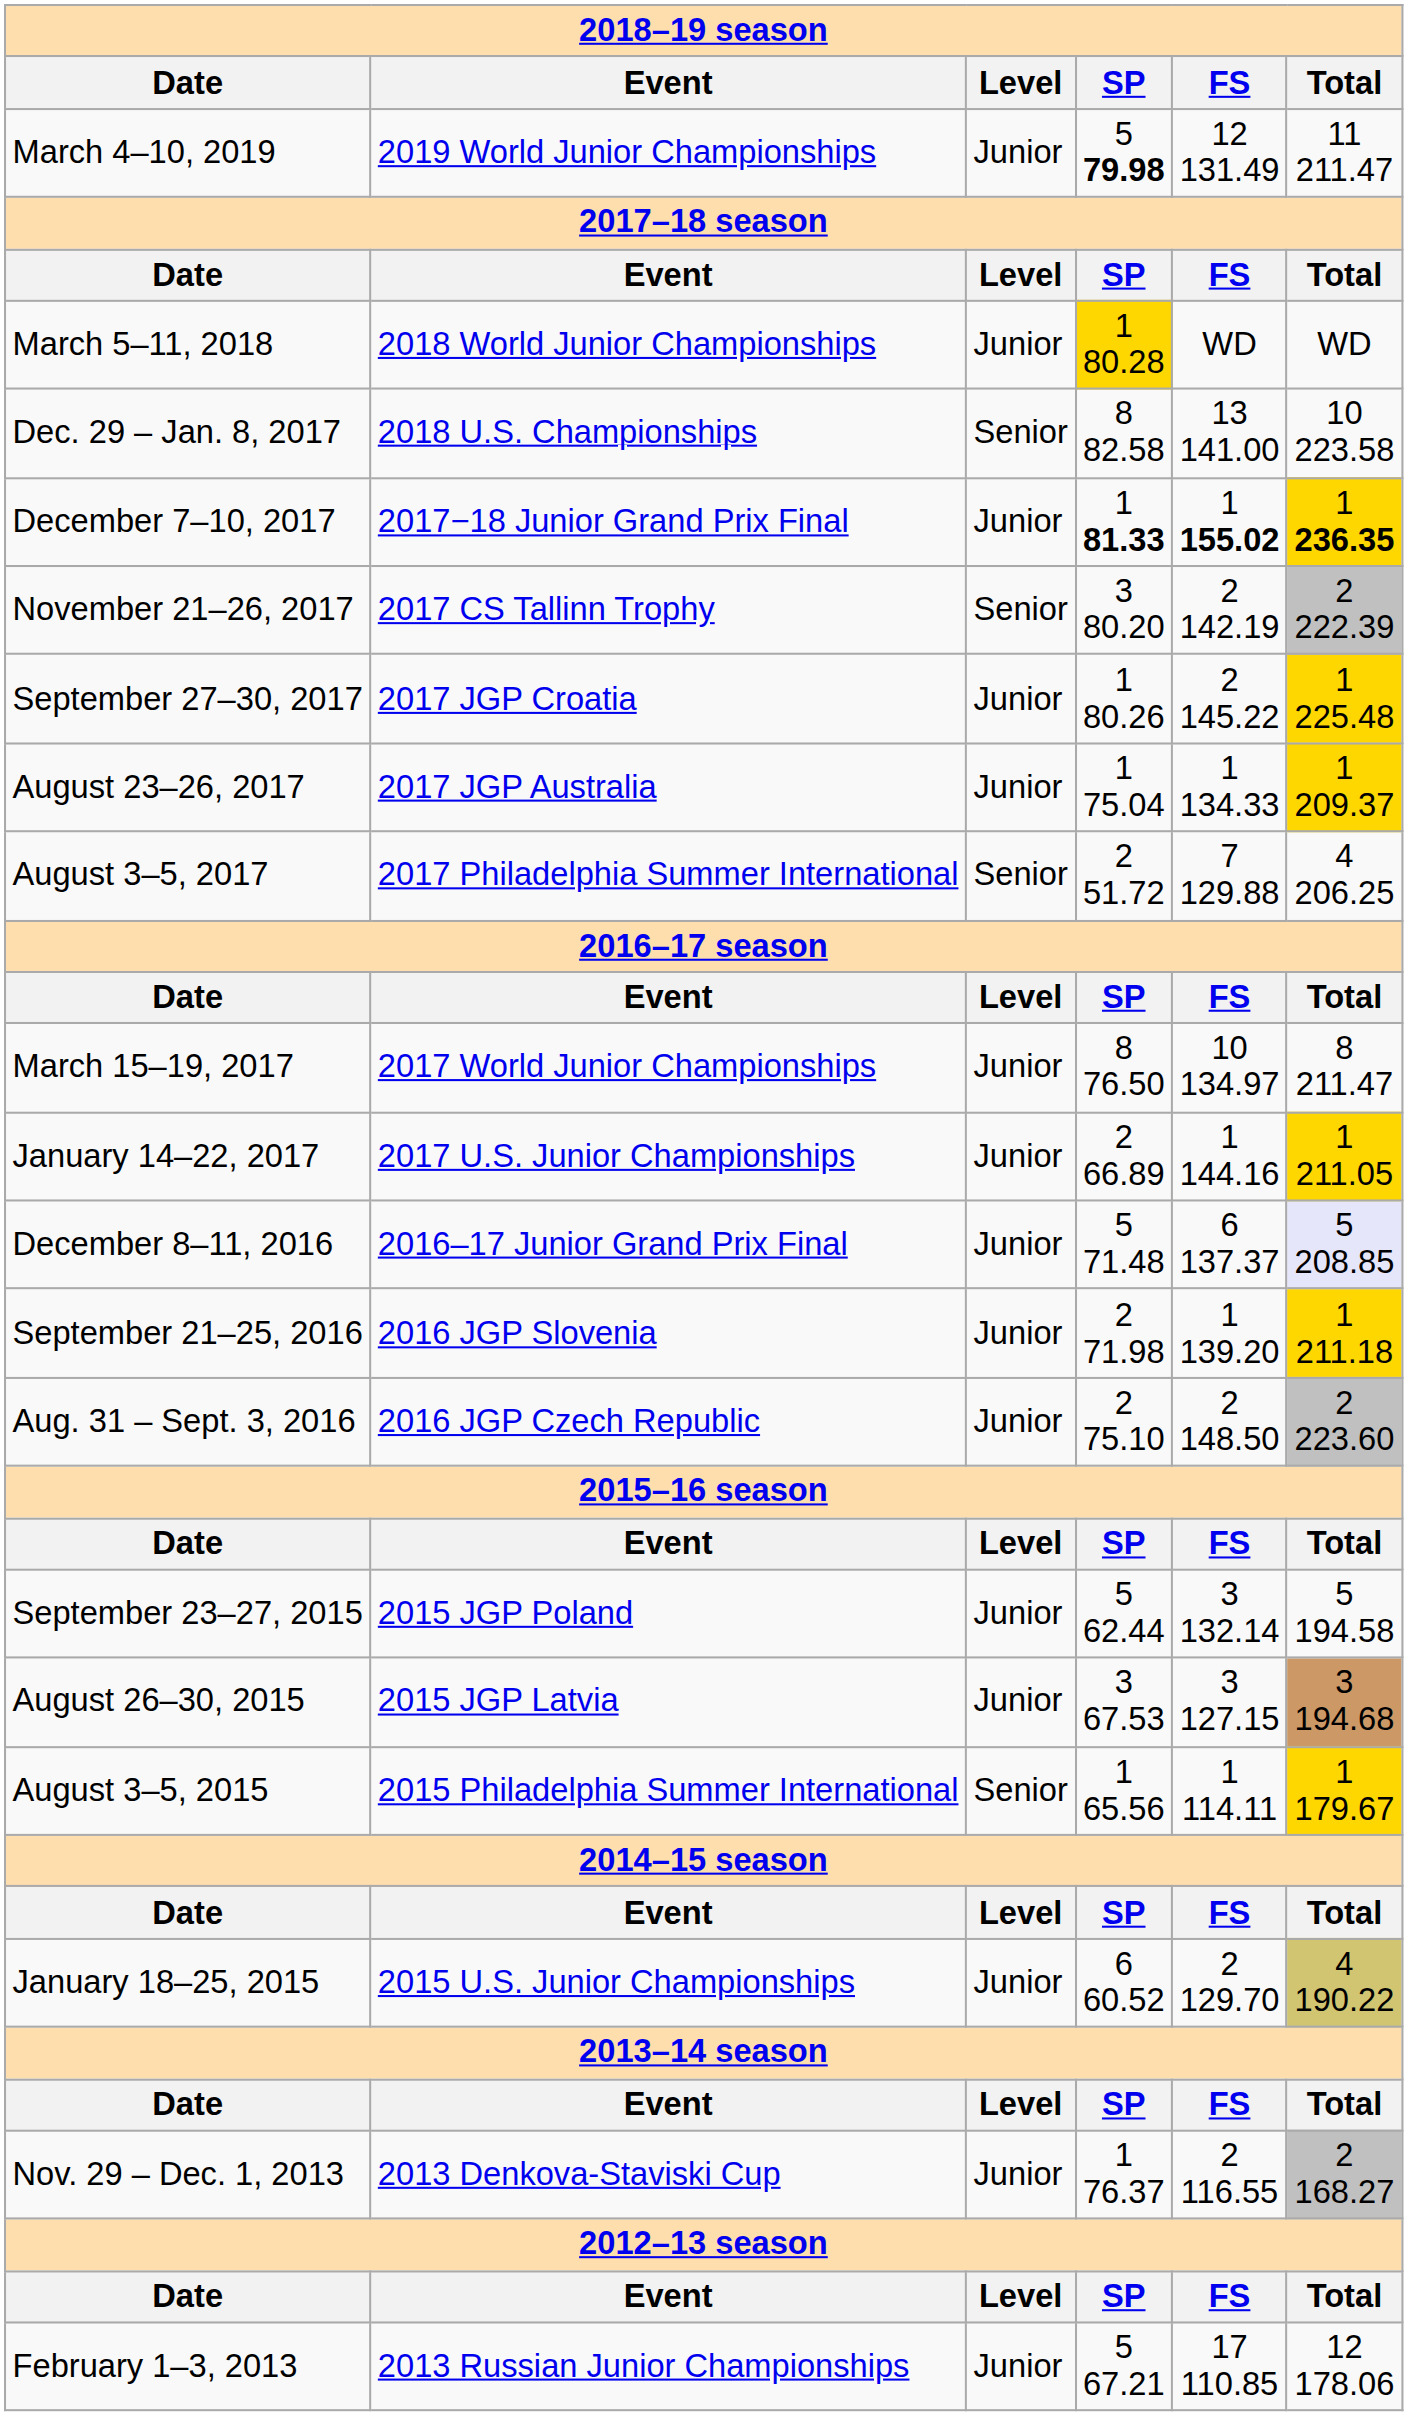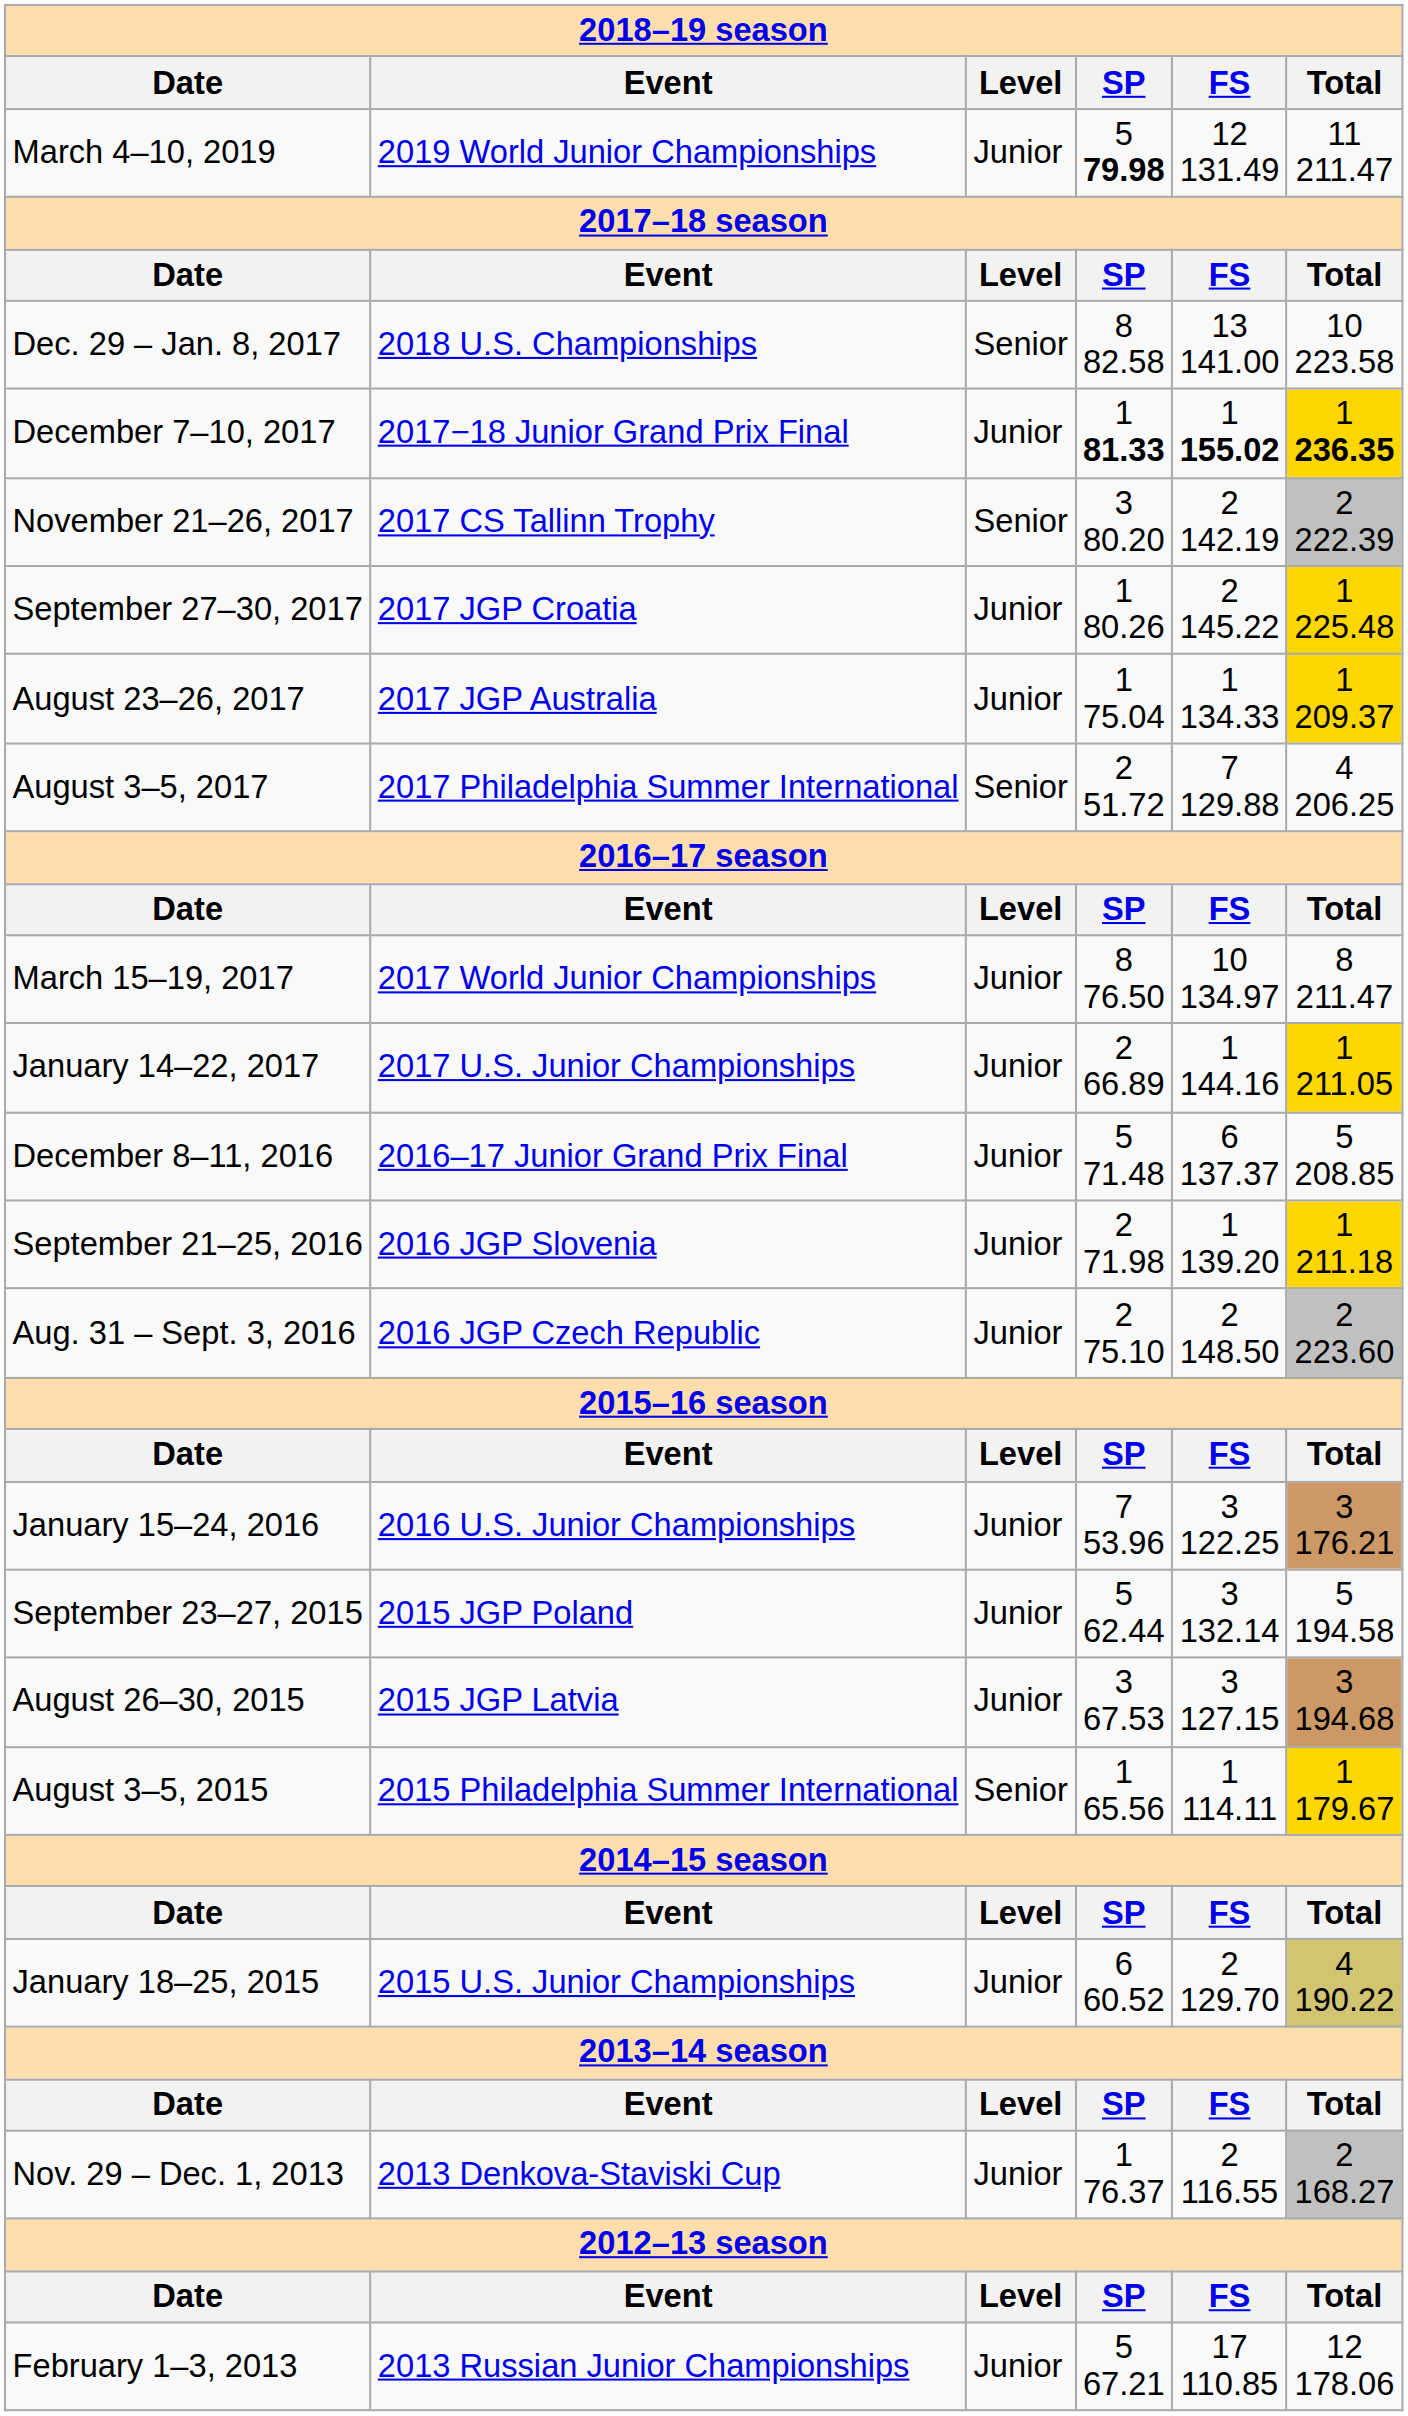- row: (143, 344)
(1344, 1244) lavender background -> (1344, 1155) no background
+ row: (166, 1524)
